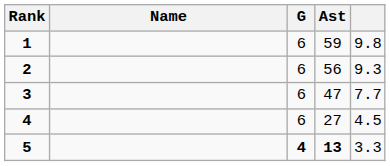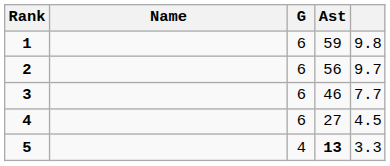(368, 69) 9.3 -> (368, 69) 9.7
(333, 95) 47 -> (333, 95) 46
(301, 147) bold -> (301, 147) normal
